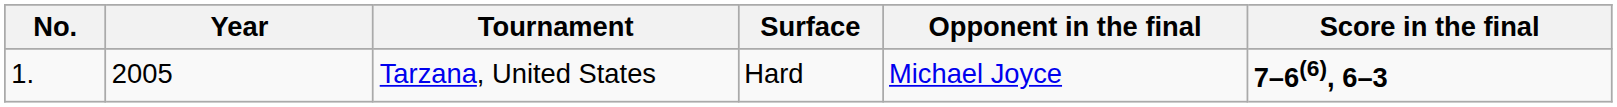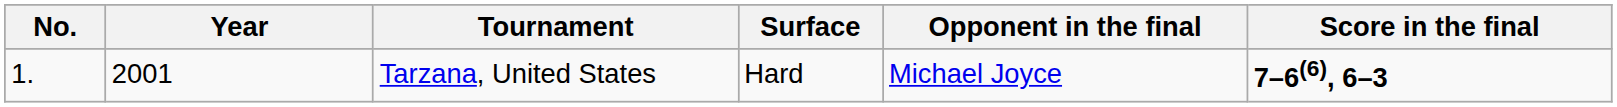(142, 74) 2005 -> (142, 74) 2001
